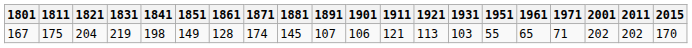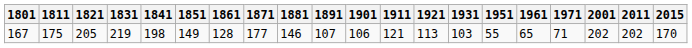(86, 33) 204 -> (86, 33) 205
(257, 33) 174 -> (257, 33) 177
(291, 33) 145 -> (291, 33) 146
